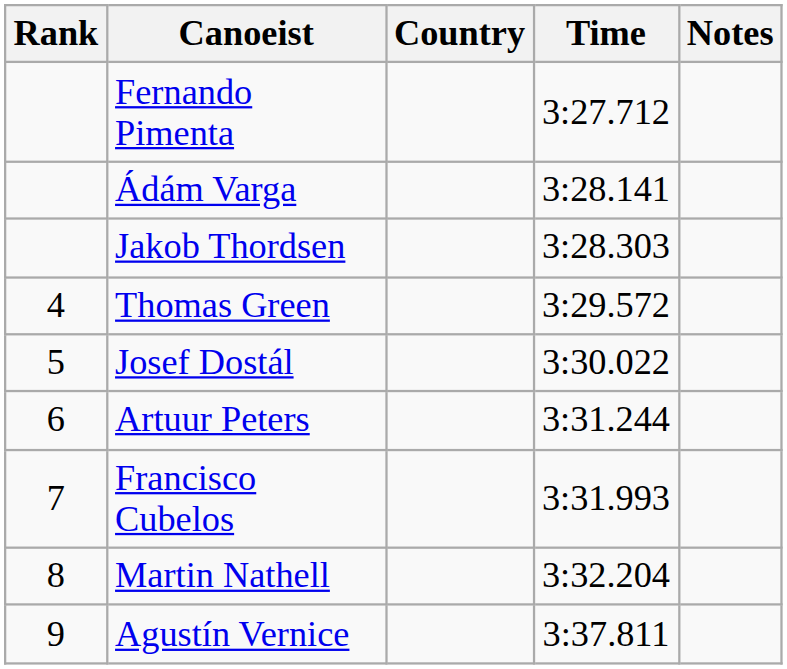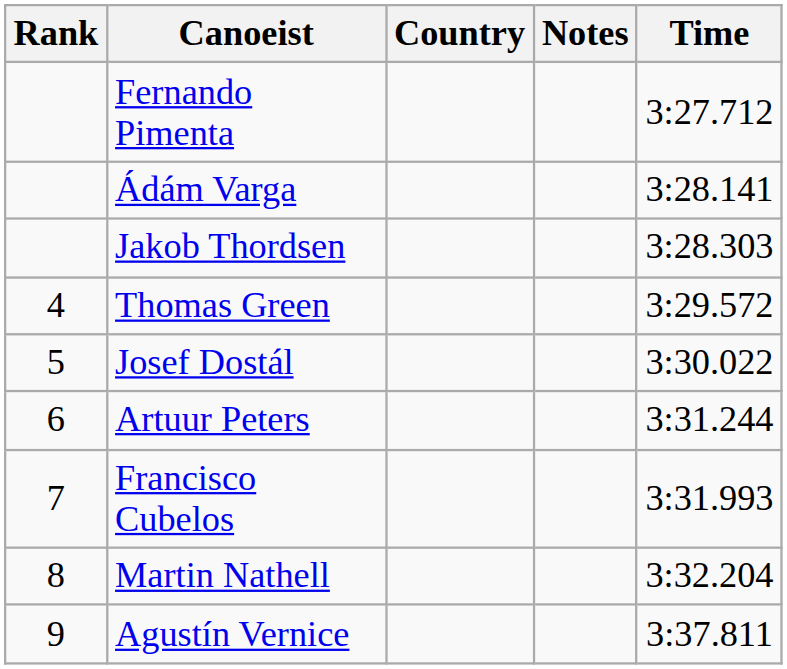columns swapped: (606, 33) <-> (730, 33)
